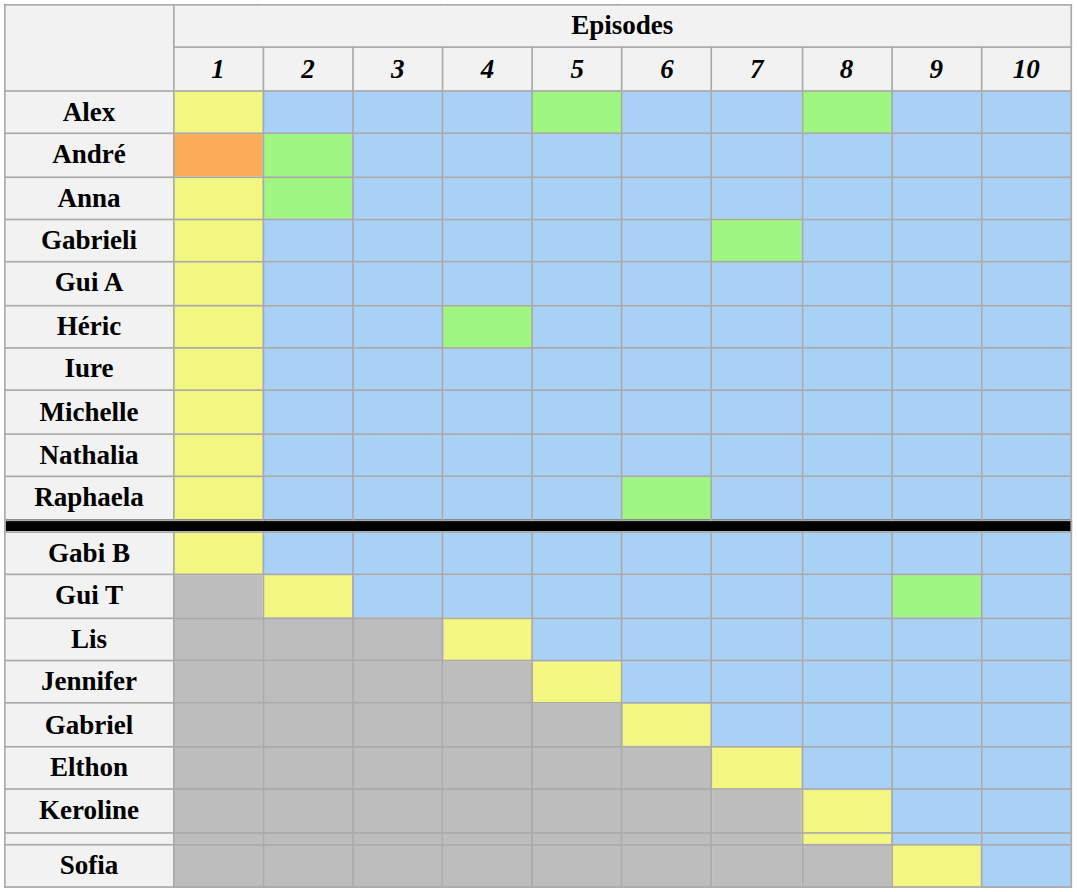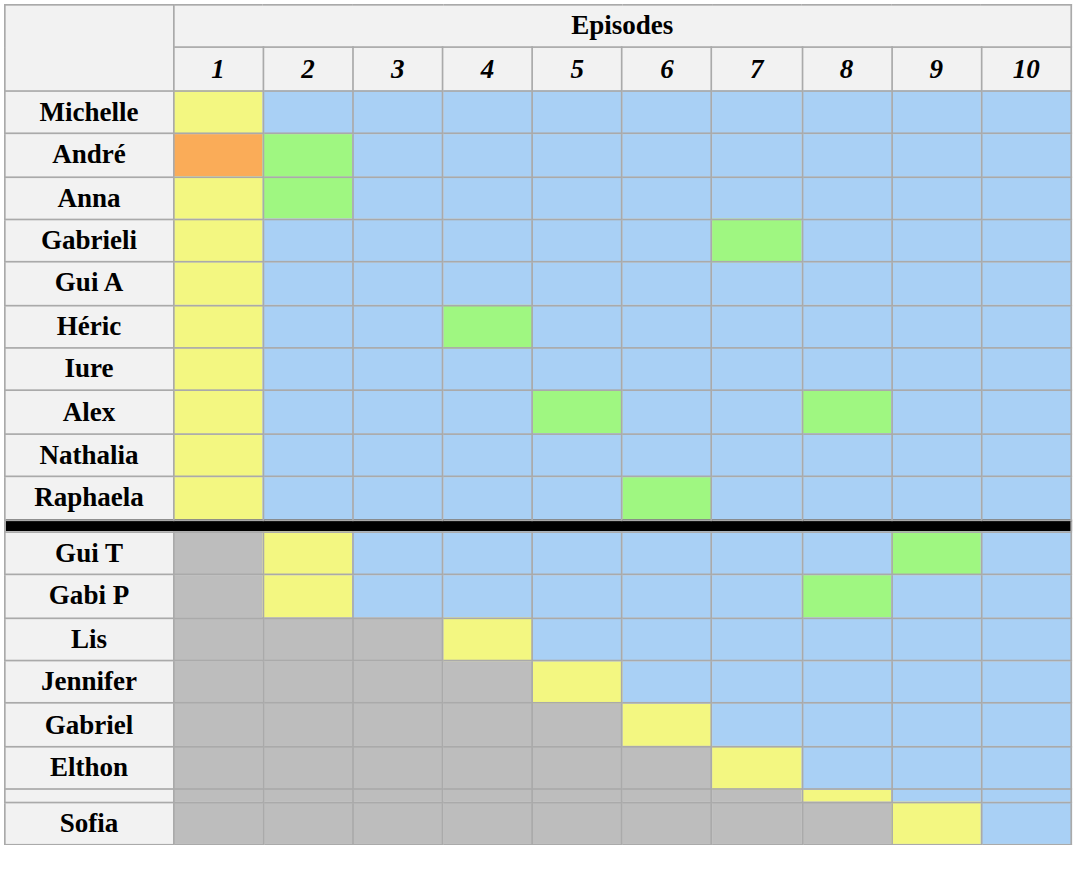rows swapped: (89, 111) <-> (89, 411)
- row: (89, 553)
+ row: (89, 595)
- row: (89, 810)
